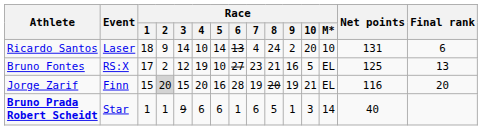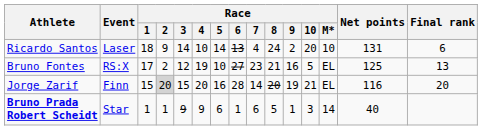(256, 84) 19 -> (256, 84) 14
(201, 109) 6 -> (201, 109) 9
